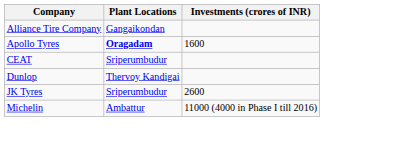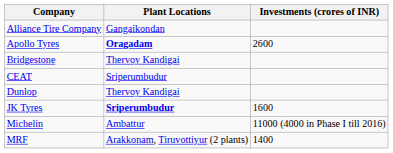(194, 44) 1600 -> (263, 44) 2600
+ row: (31, 60)
(136, 92) normal -> (140, 108) bold
(194, 92) 2600 -> (263, 108) 1600
+ row: (17, 140)
